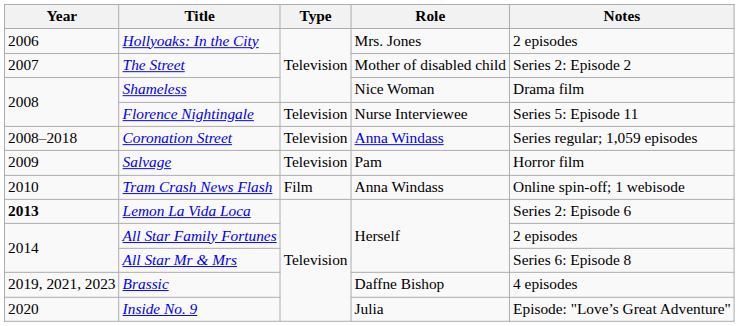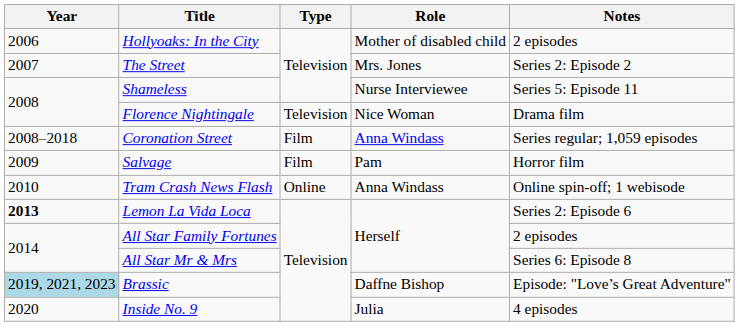(388, 41) Mrs. Jones -> (430, 41) Mother of disabled child
(430, 65) Mother of disabled child -> (388, 65) Mrs. Jones
(395, 89) Nice Woman -> (411, 89) Nurse Interviewee
(549, 89) Drama film -> (576, 89) Series 5: Episode 11
(411, 114) Nurse Interviewee -> (395, 114) Nice Woman
(576, 114) Series 5: Episode 11 -> (549, 114) Drama film
(316, 138) Television -> (298, 138) Film
(316, 162) Television -> (298, 162) Film
(298, 187) Film -> (305, 187) Online
(62, 284) no background -> (62, 284) lightblue background
(545, 284) 4 episodes -> (622, 284) Episode: "Love’s Great Adventure"
(622, 308) Episode: "Love’s Great Adventure" -> (545, 308) 4 episodes
